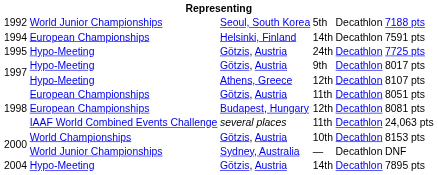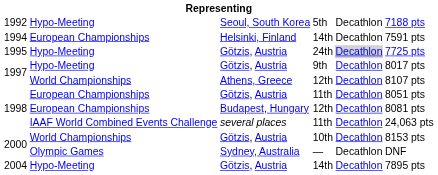(96, 23) World Junior Championships -> (62, 23) Hypo-Meeting
(359, 51) no background -> (359, 51) lightgrey background
(62, 80) Hypo-Meeting -> (80, 80) World Championships
(96, 151) World Junior Championships -> (67, 151) Olympic Games
